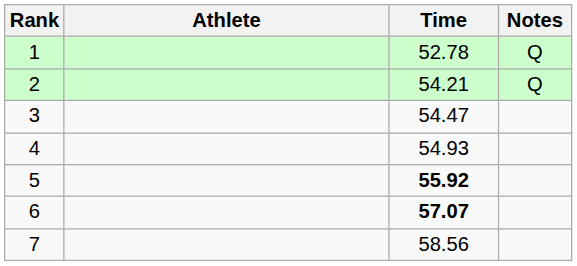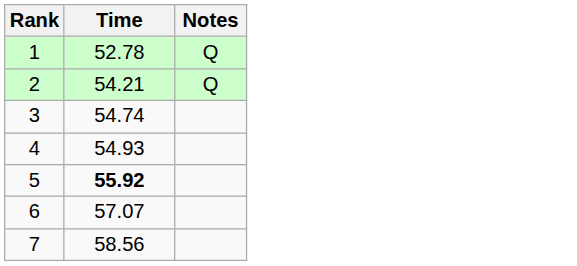- column: (226, 20)
(444, 116) 54.47 -> (119, 116) 54.74
(444, 212) bold -> (119, 212) normal
